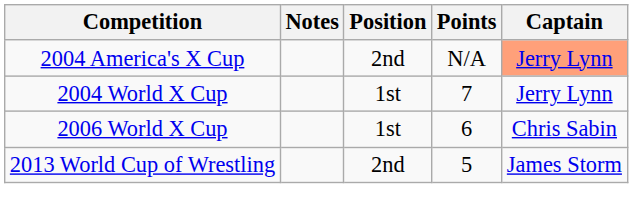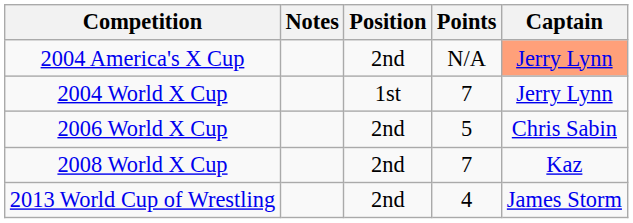(388, 128) 1st -> (388, 128) 2nd
(467, 128) 6 -> (467, 128) 5
+ row: (142, 164)
(467, 164) 5 -> (467, 199) 4
